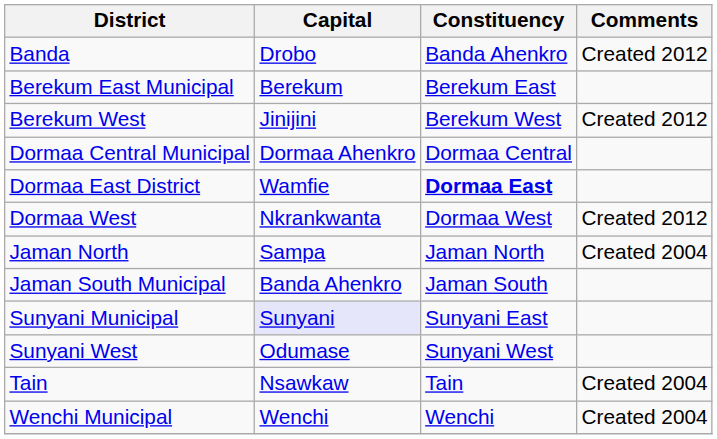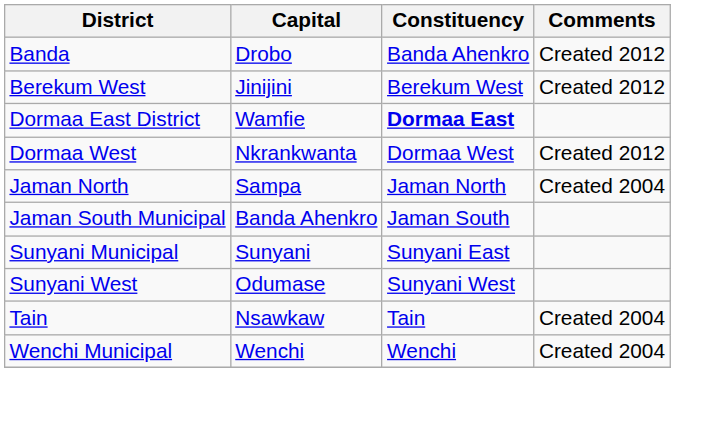- row: (122, 86)
- row: (130, 152)
(297, 317) lavender background -> (273, 251) no background
